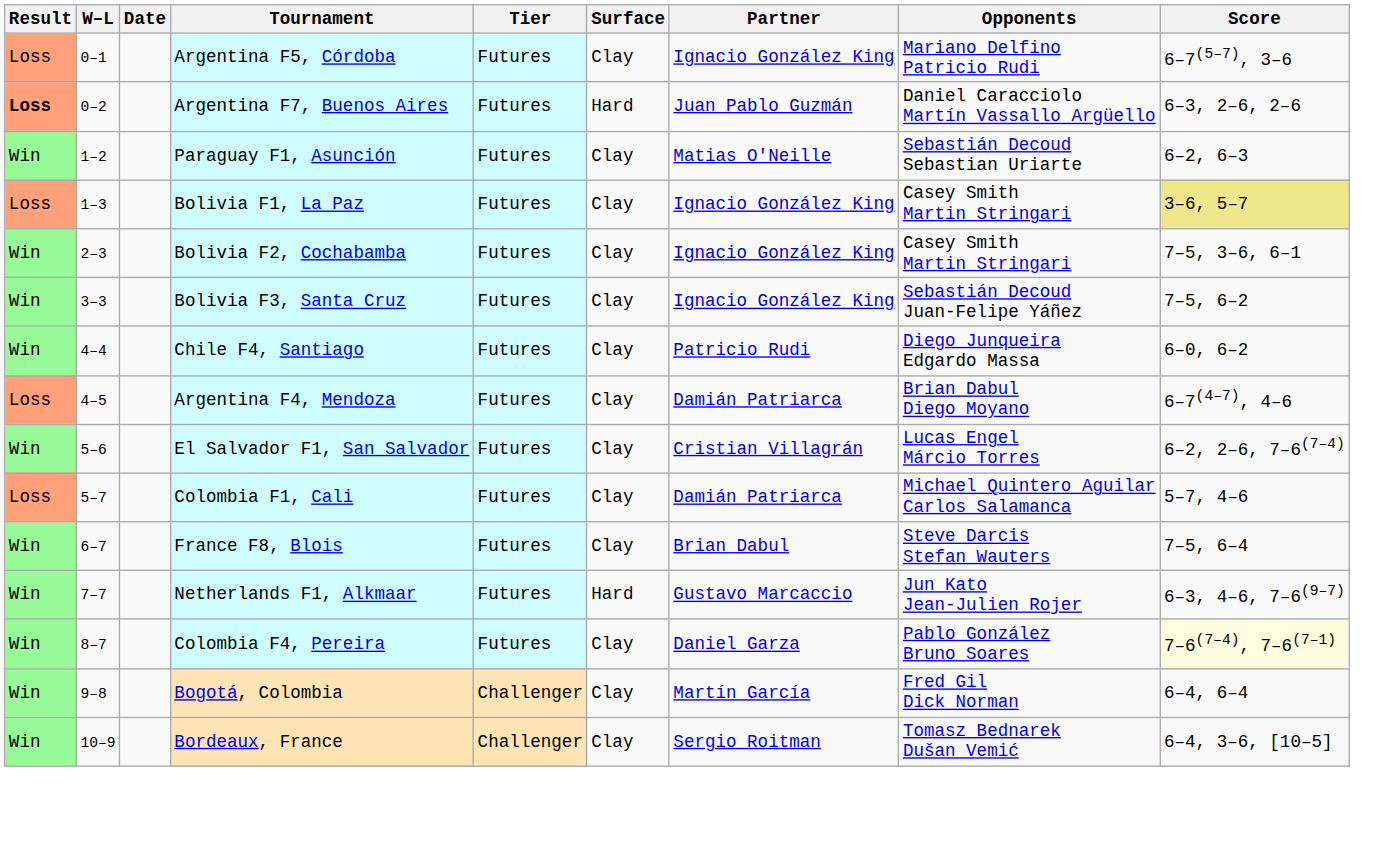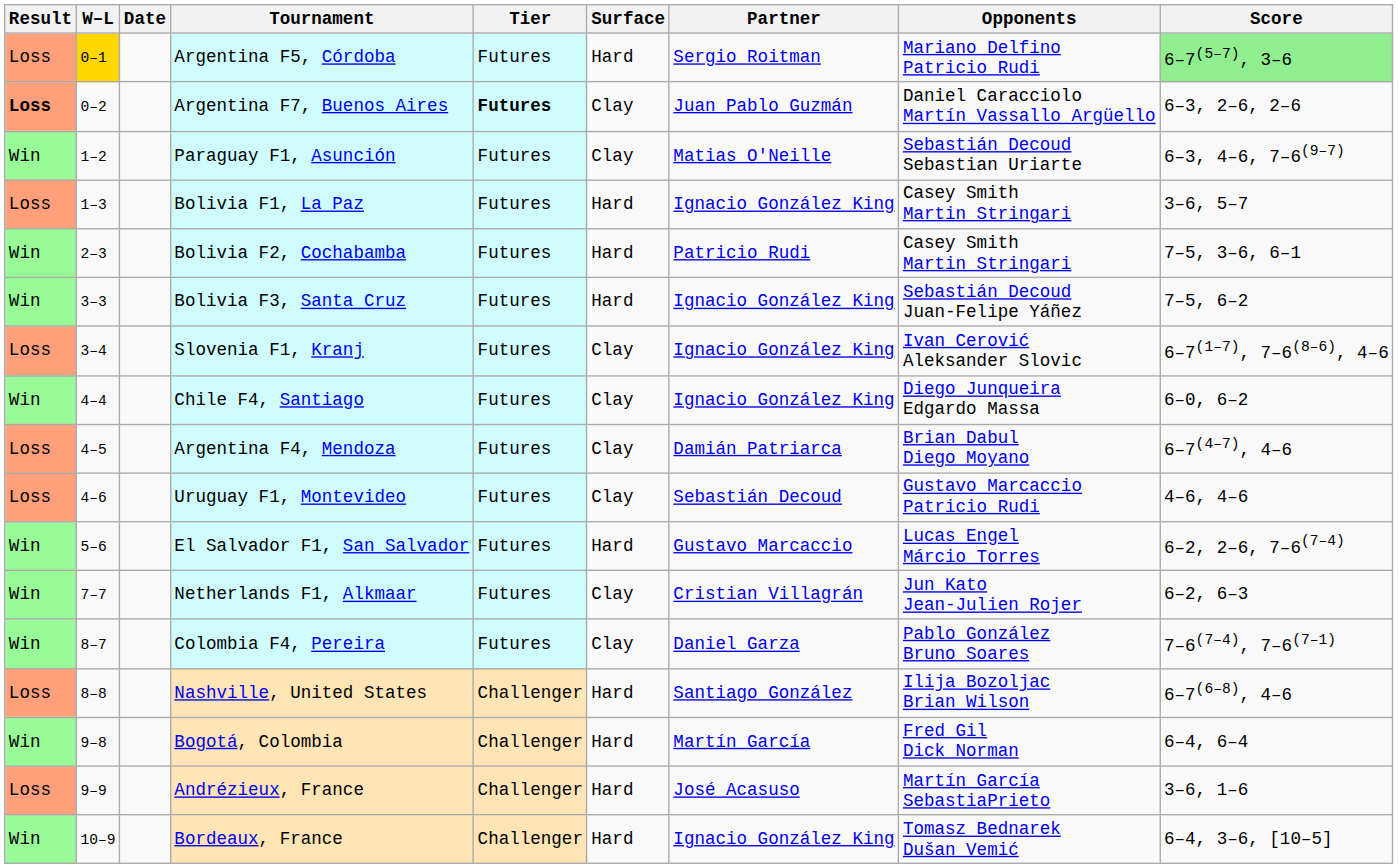(94, 58) no background -> (94, 58) gold background
(612, 58) Clay -> (612, 58) Hard
(784, 58) Ignacio González King -> (747, 58) Sergio Roitman
(1228, 58) no background -> (1228, 58) lightgreen background
(514, 107) normal -> (514, 107) bold
(612, 107) Hard -> (612, 107) Clay
(1206, 155) 6–2, 6–3 -> (1254, 155) 6–3, 4–6, 7–6(9–7)
(612, 204) Clay -> (612, 204) Hard
(1206, 204) khaki background -> (1206, 204) no background
(612, 253) Clay -> (612, 253) Hard
(784, 253) Ignacio González King -> (742, 253) Patricio Rudi
(612, 302) Clay -> (612, 302) Hard
+ row: (269, 351)
(742, 351) Patricio Rudi -> (784, 400) Ignacio González King
+ row: (290, 497)
(612, 449) Clay -> (612, 546) Hard
(768, 449) Cristian Villagrán -> (763, 546) Gustavo Marcaccio
- row: (264, 497)
- row: (259, 546)
(612, 595) Hard -> (612, 595) Clay
(763, 595) Gustavo Marcaccio -> (768, 595) Cristian Villagrán
(1254, 595) 6–3, 4–6, 7–6(9–7) -> (1206, 595) 6–2, 6–3
(1250, 644) lightyellow background -> (1250, 644) no background
+ row: (301, 693)
(612, 693) Clay -> (612, 742) Hard
+ row: (269, 791)
(612, 742) Clay -> (612, 839) Hard
(747, 742) Sergio Roitman -> (784, 839) Ignacio González King
